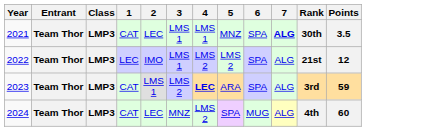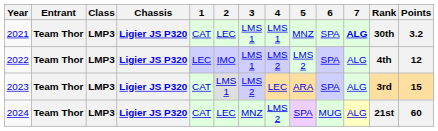+ column: (153, 12)
(344, 33) 3.5 -> (416, 33) 3.2
(312, 60) 21st -> (384, 60) 4th
(205, 86) bold -> (277, 86) normal
(344, 86) 59 -> (416, 86) 15
(312, 113) 4th -> (384, 113) 21st
